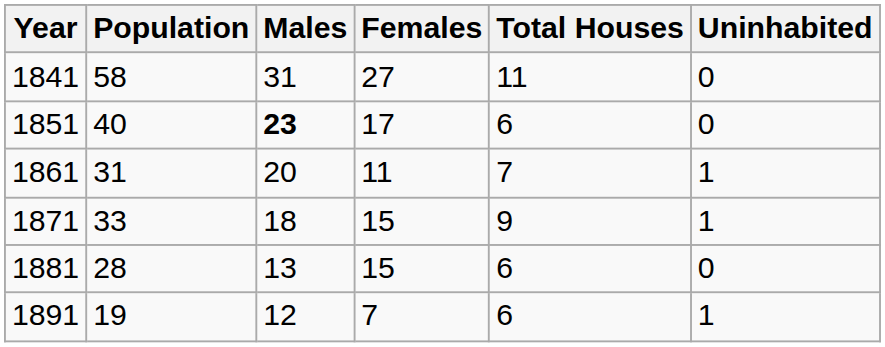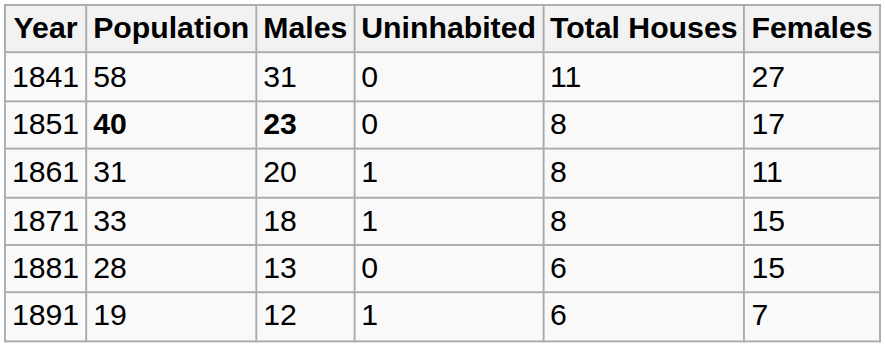columns swapped: (422, 28) <-> (785, 28)
(110, 124) normal -> (110, 124) bold
(505, 124) 6 -> (558, 124) 8
(505, 172) 7 -> (558, 172) 8
(505, 220) 9 -> (558, 220) 8
